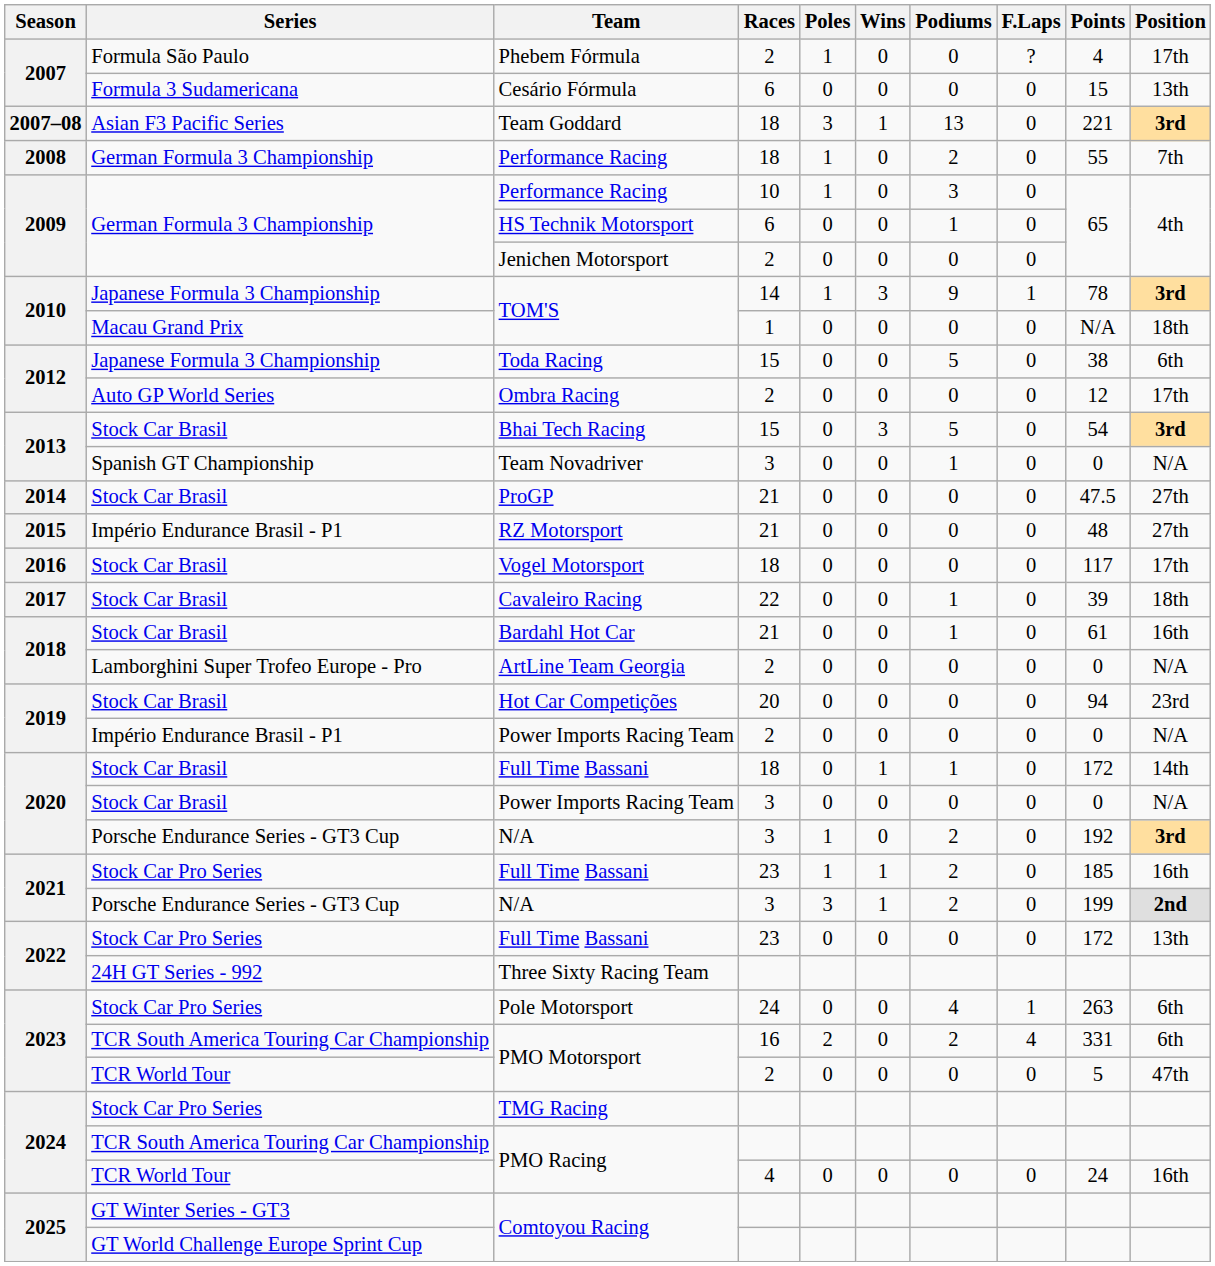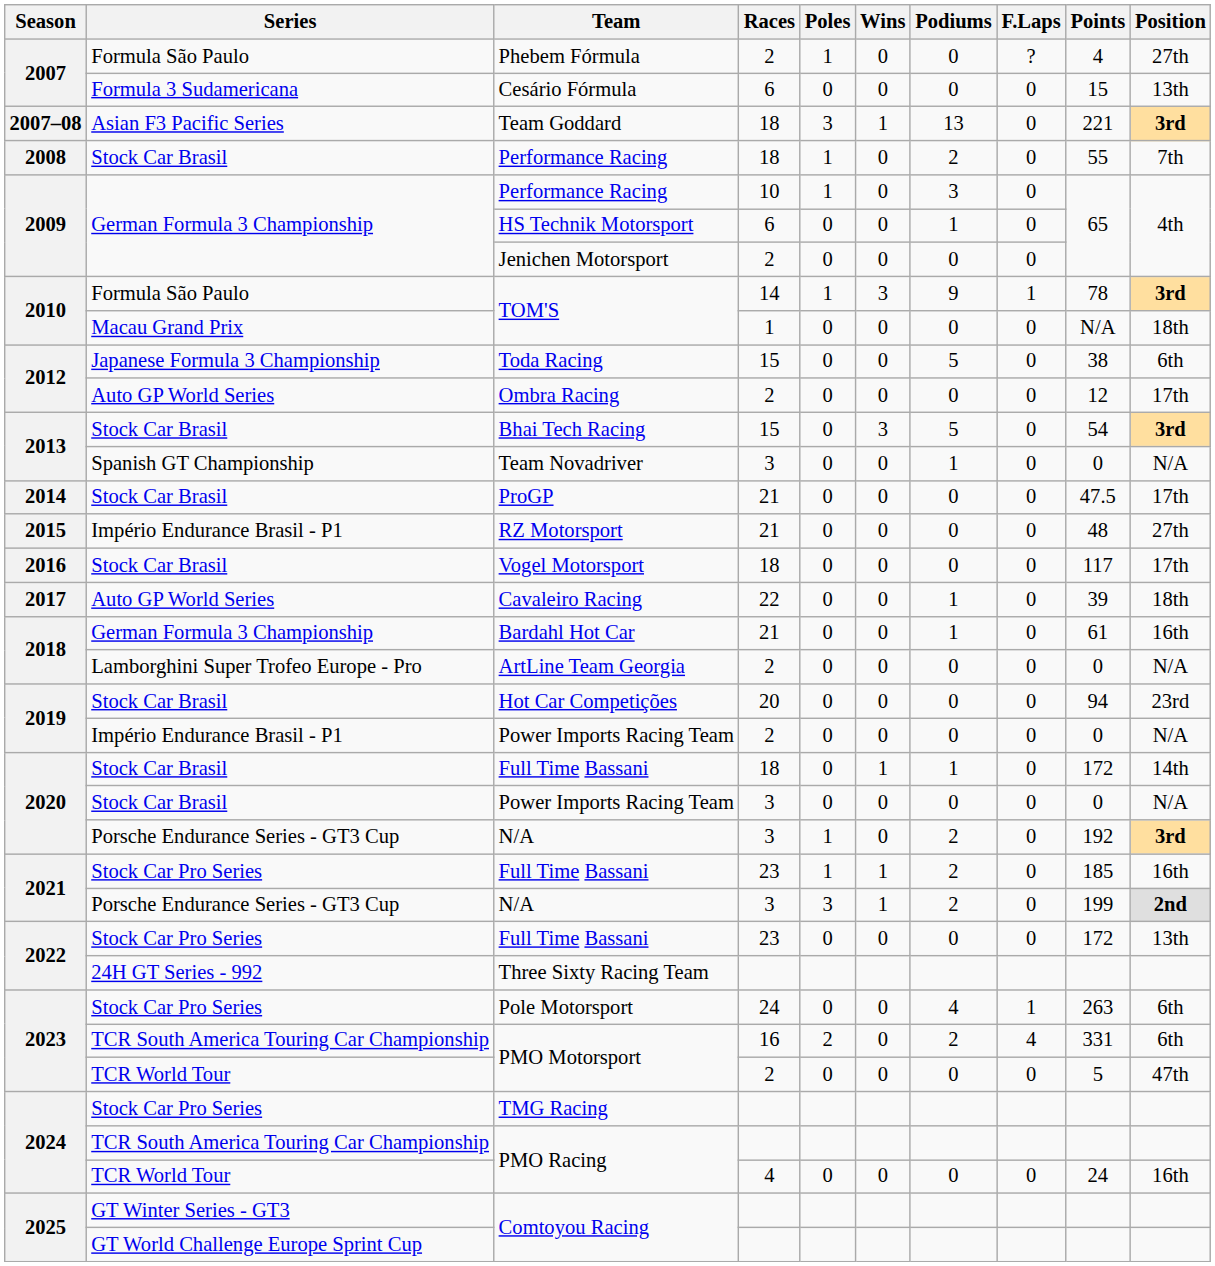(1170, 55) 17th -> (1170, 55) 27th
(232, 157) German Formula 3 Championship -> (159, 157) Stock Car Brasil
(236, 293) Japanese Formula 3 Championship -> (170, 293) Formula São Paulo
(1170, 497) 27th -> (1170, 497) 17th
(159, 599) Stock Car Brasil -> (183, 599) Auto GP World Series
(159, 633) Stock Car Brasil -> (232, 633) German Formula 3 Championship
